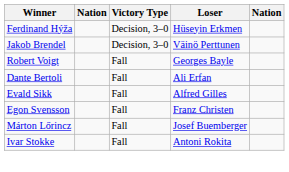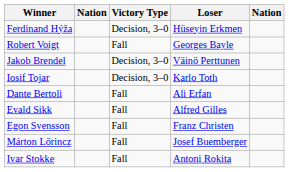rows swapped: (36, 45) <-> (33, 61)
+ row: (28, 77)
